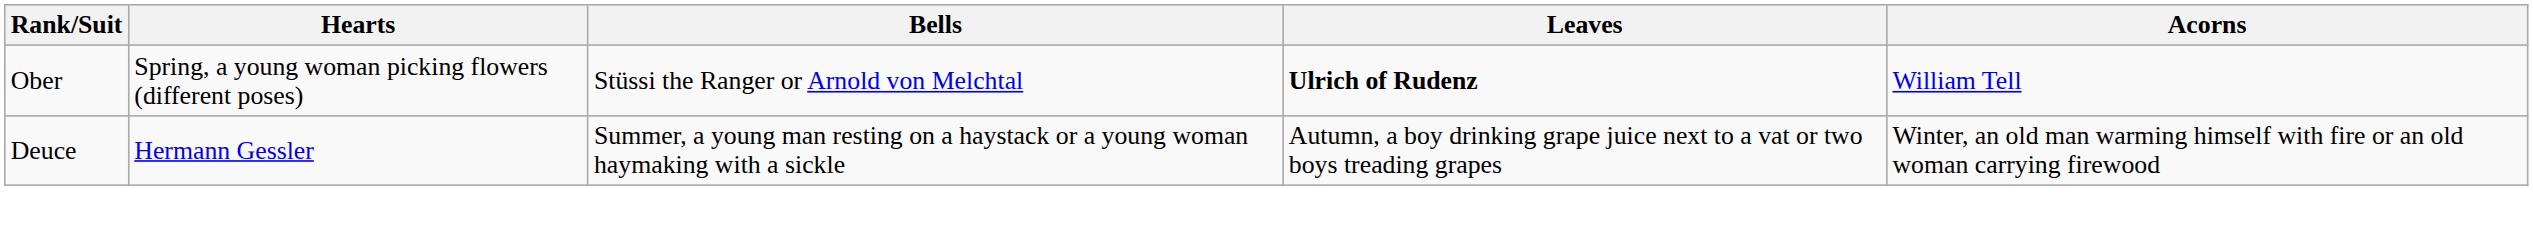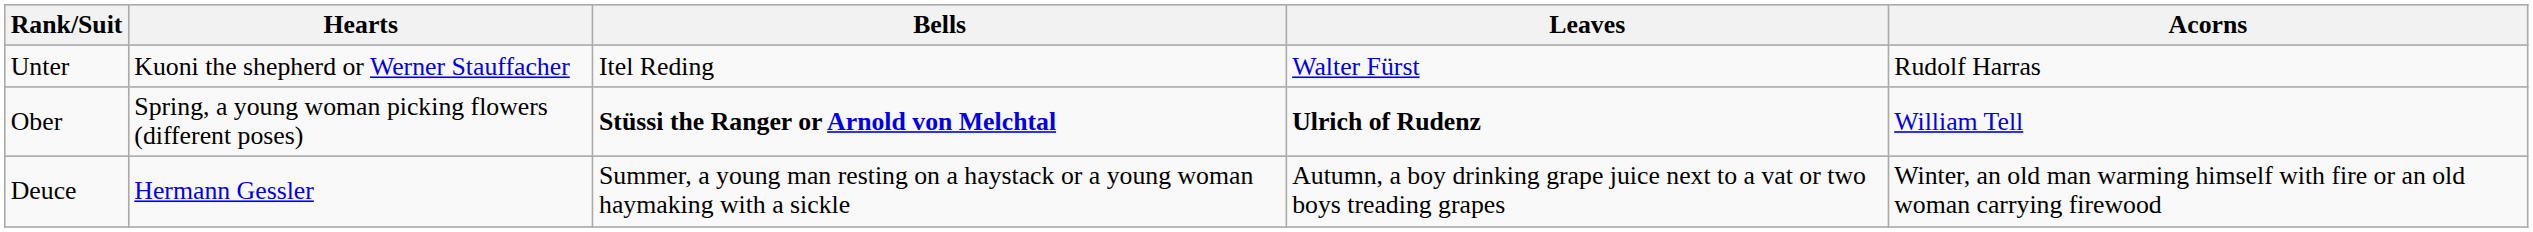+ row: (40, 65)
(809, 80) normal -> (828, 121) bold
